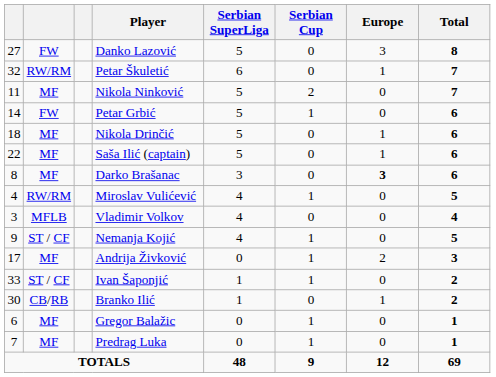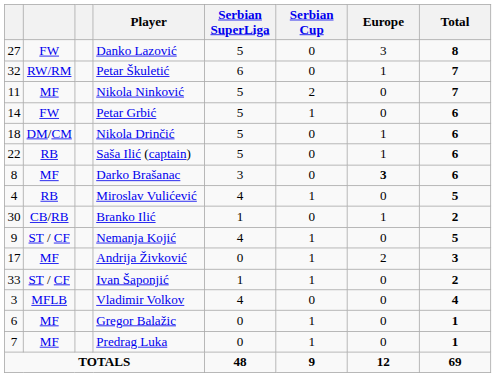(49, 133) MF -> (49, 133) DM/CM
(49, 154) MF -> (49, 154) RB
(49, 196) RW/RM -> (49, 196) RB
rows swapped: (140, 216) <-> (125, 300)
